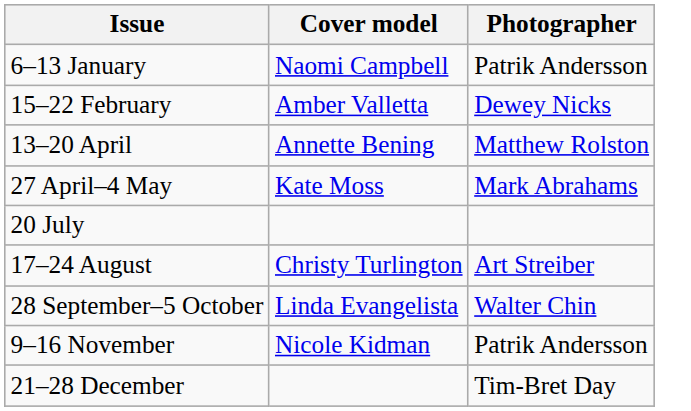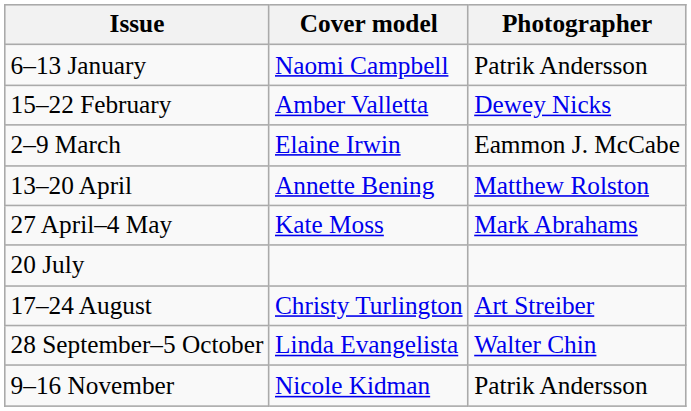+ row: (66, 144)
- row: (97, 385)
